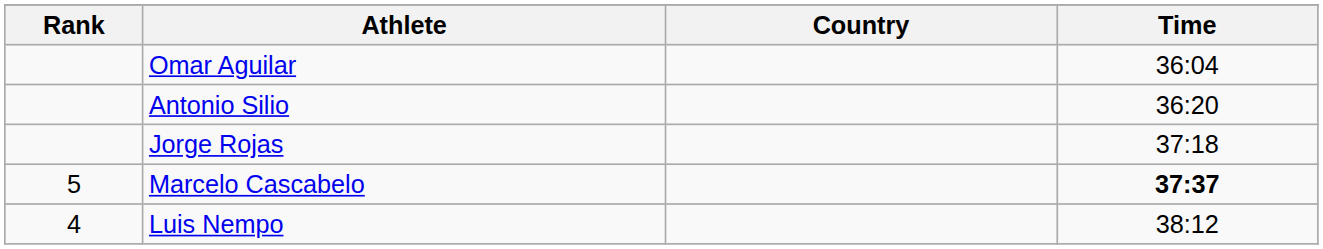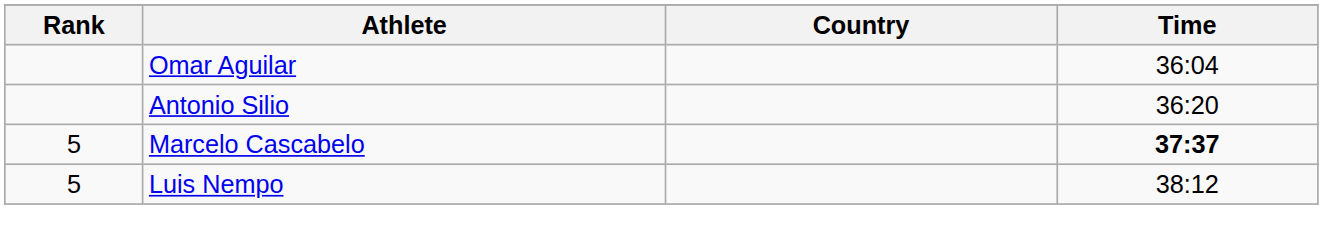- row: (216, 145)
(74, 225) 4 -> (74, 185) 5
